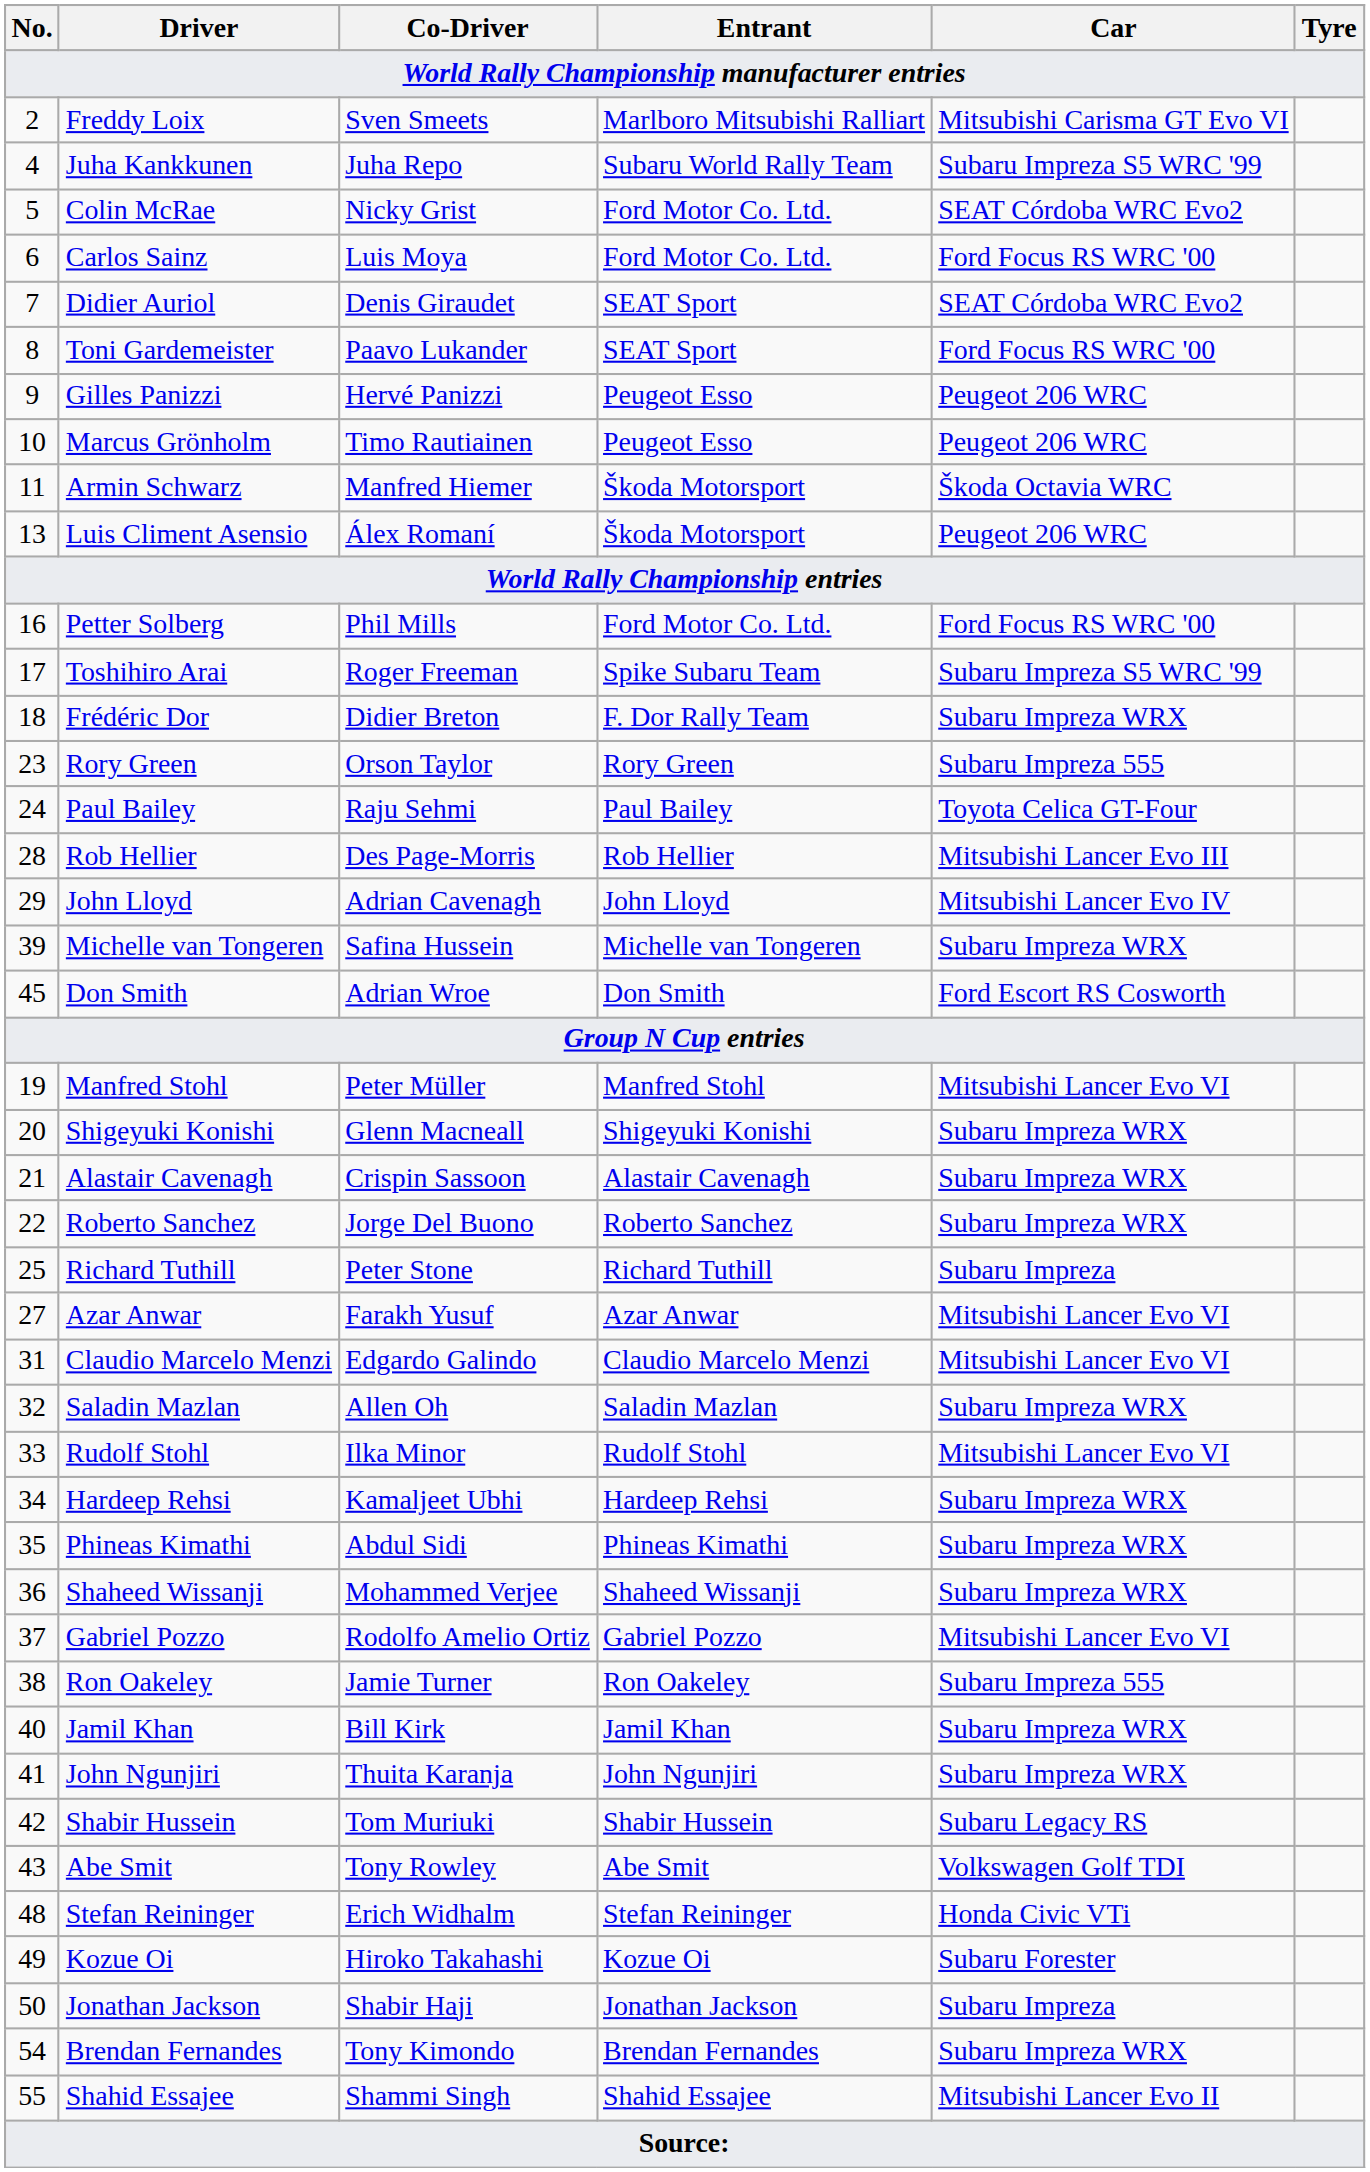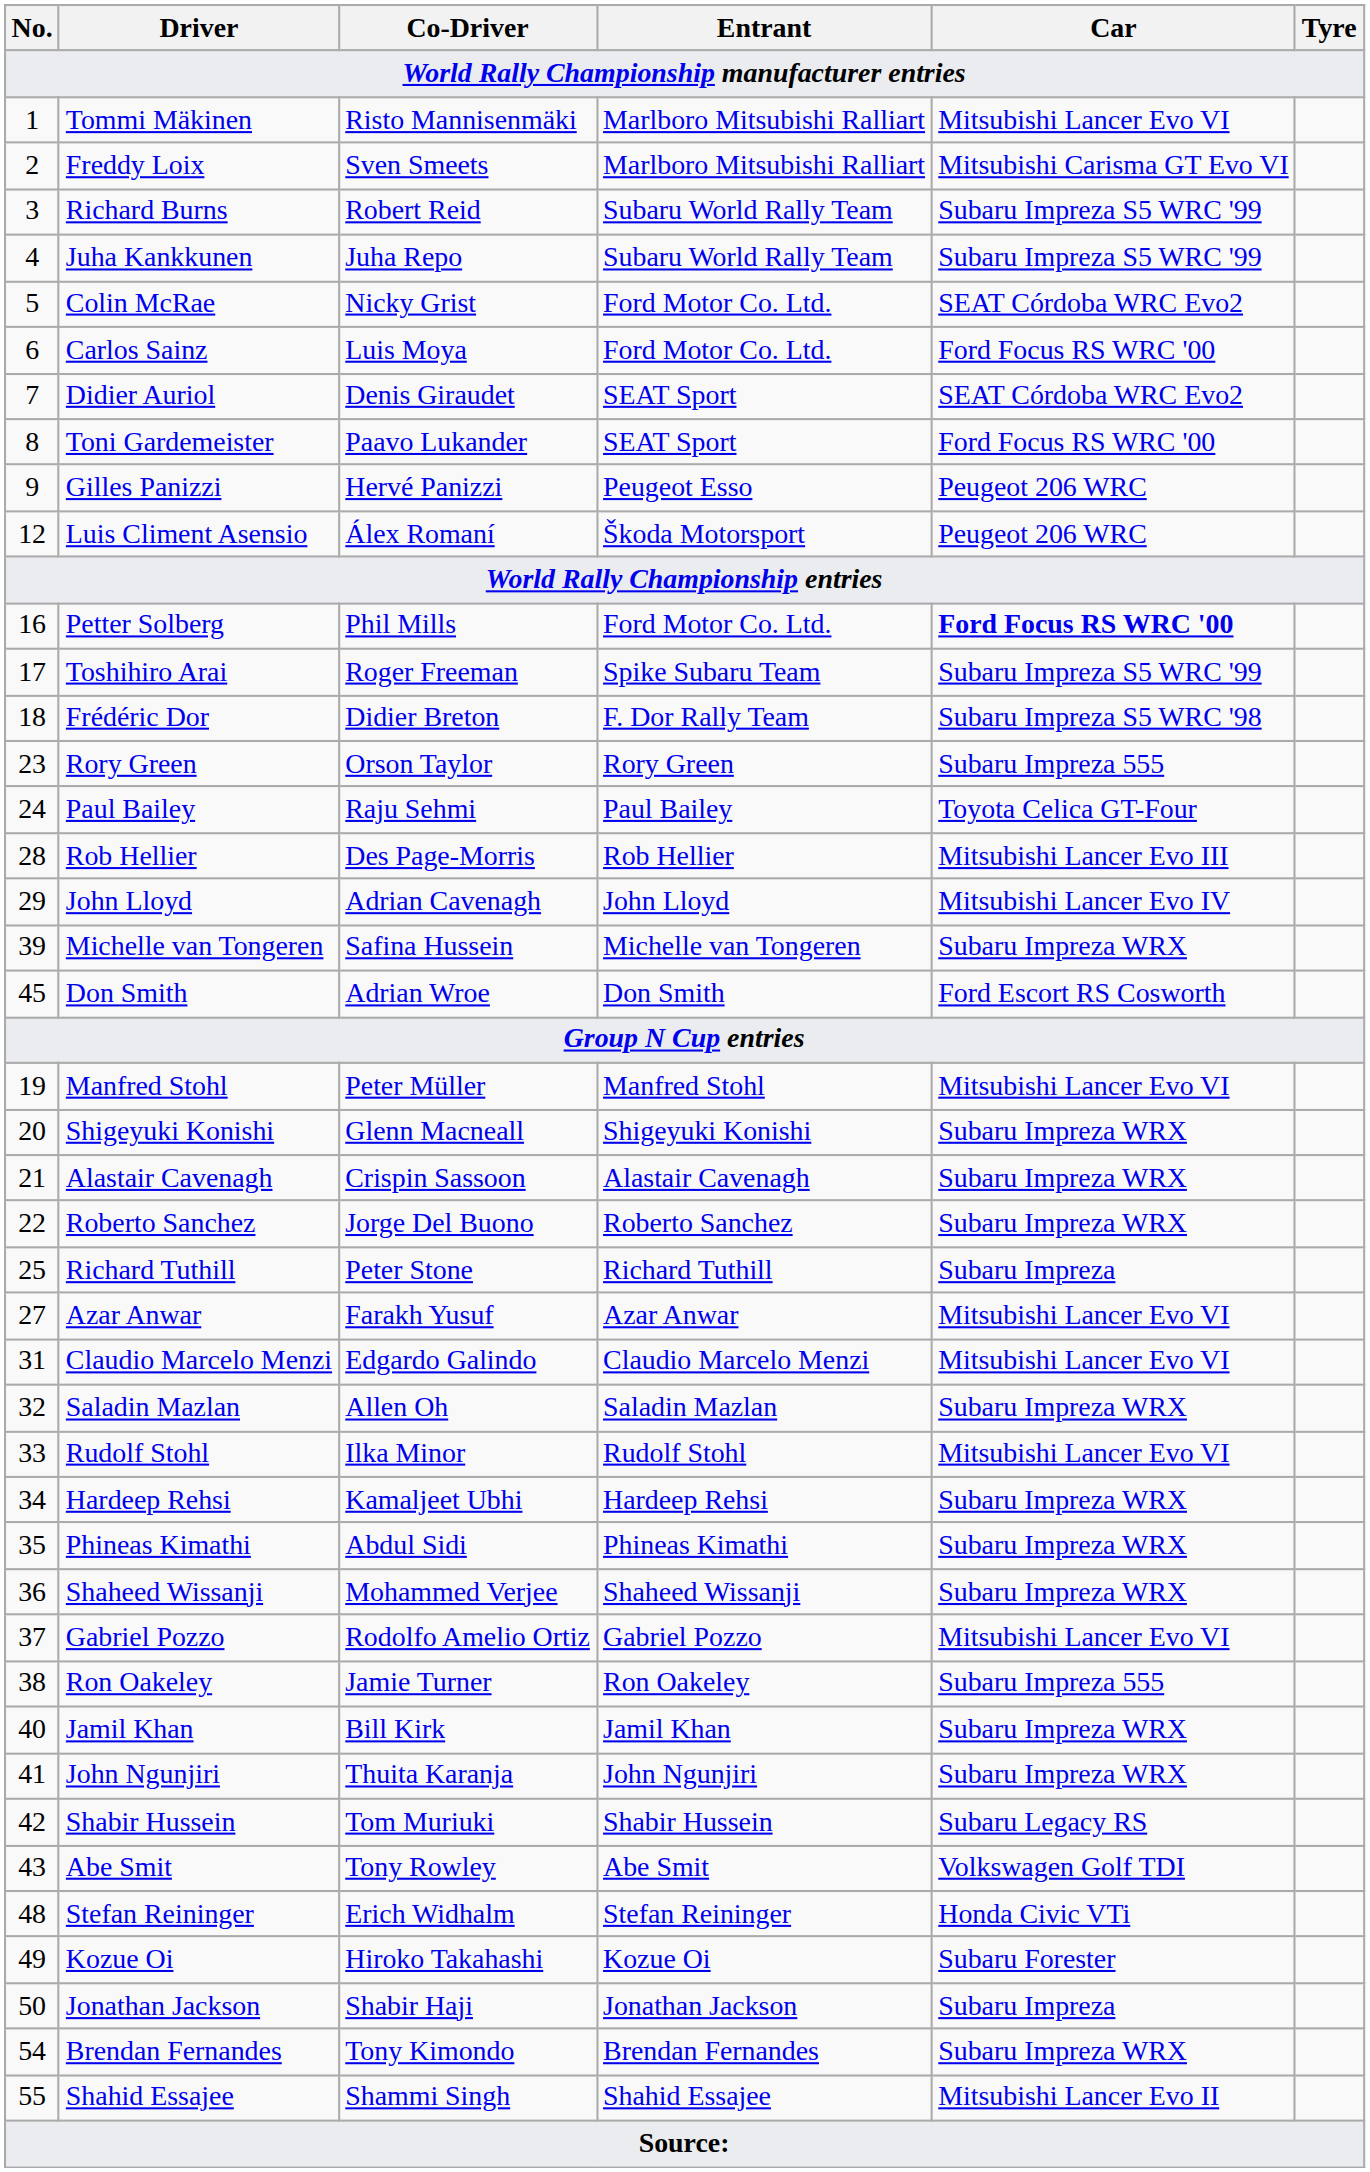+ row: (159, 119)
+ row: (147, 211)
- row: (168, 441)
- row: (154, 487)
(32, 533) 13 -> (32, 533) 12
(1077, 625) normal -> (1086, 625) bold
(1063, 717) Subaru Impreza WRX -> (1100, 717) Subaru Impreza S5 WRC '98
